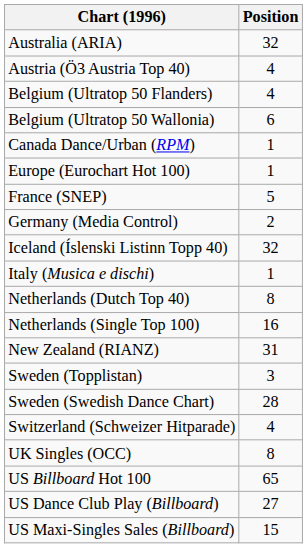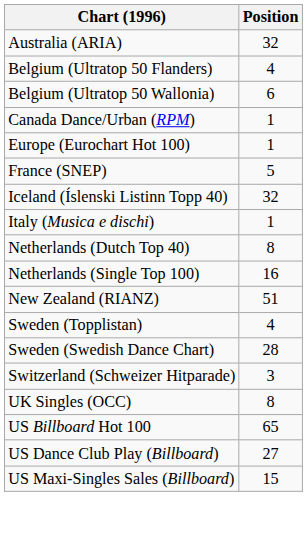- row: (99, 68)
- row: (93, 222)
(271, 350) 31 -> (271, 299) 51
(271, 376) 3 -> (271, 324) 4
(271, 427) 4 -> (271, 376) 3
